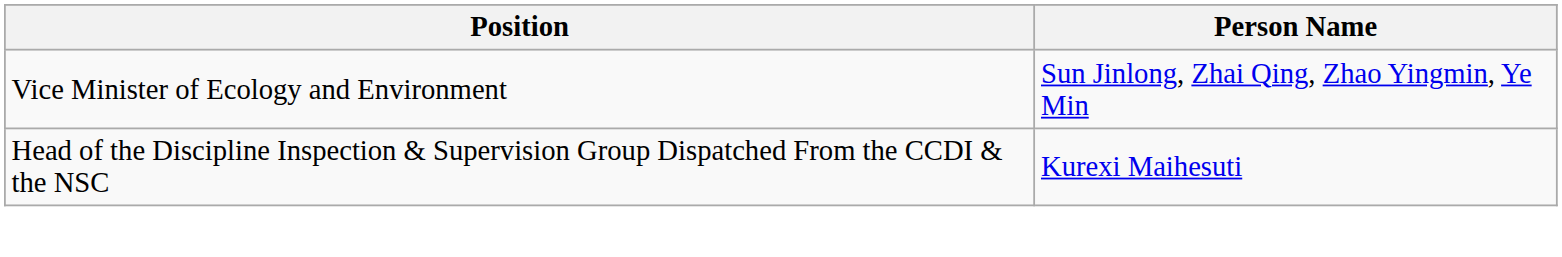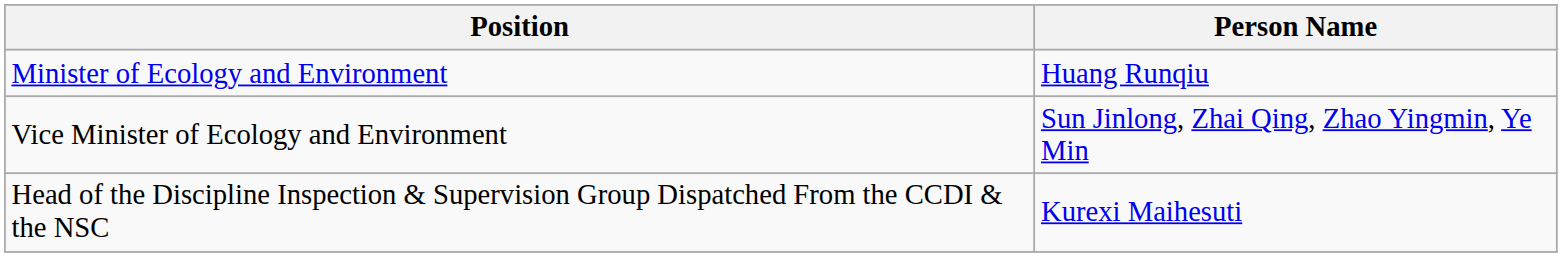+ row: (229, 72)
